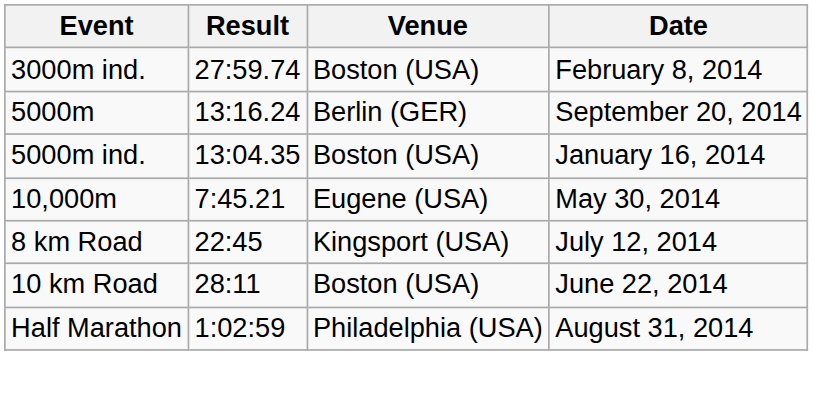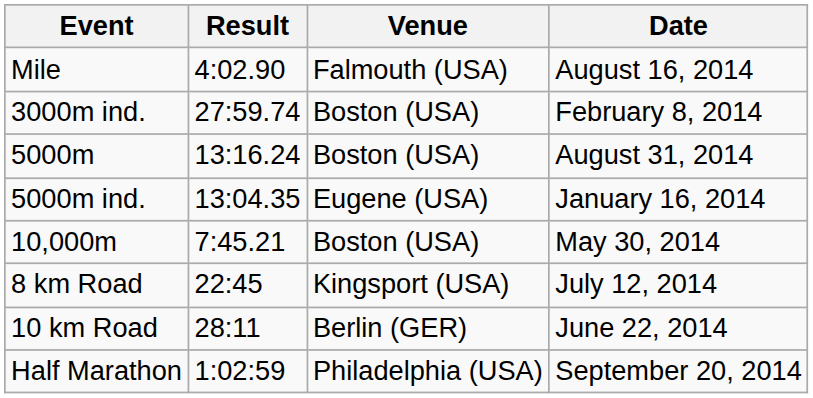+ row: (36, 69)
(390, 112) Berlin (GER) -> (396, 155) Boston (USA)
(679, 112) September 20, 2014 -> (654, 155) August 31, 2014
(396, 155) Boston (USA) -> (401, 198) Eugene (USA)
(401, 198) Eugene (USA) -> (396, 241) Boston (USA)
(396, 284) Boston (USA) -> (390, 328) Berlin (GER)
(654, 328) August 31, 2014 -> (679, 371) September 20, 2014
